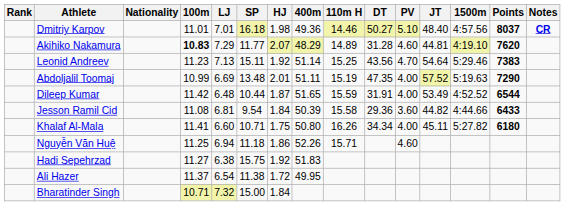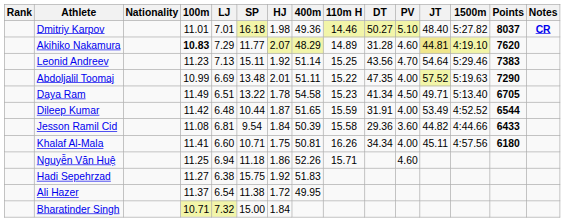(470, 29) 4:57.56 -> (470, 29) 5:27.82
(435, 45) no background -> (435, 45) khaki background
(344, 78) 15.19 -> (344, 78) 15.22
+ row: (61, 95)
(308, 127) 50.80 -> (308, 144) 50.81
(470, 127) 5:27.82 -> (470, 144) 4:57.56
